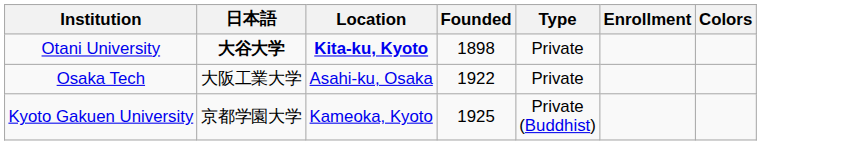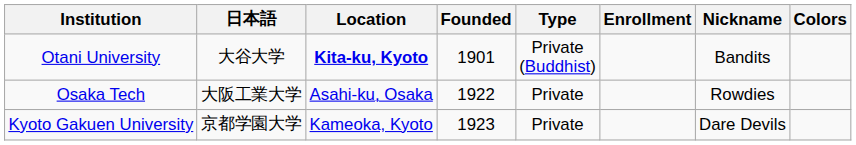+ column: (742, 19)
(251, 48) bold -> (251, 56) normal
(476, 49) 1898 -> (476, 57) 1901
(558, 49) Private -> (558, 57) Private (Buddhist)
(476, 116) 1925 -> (476, 124) 1923
(558, 116) Private (Buddhist) -> (558, 124) Private
